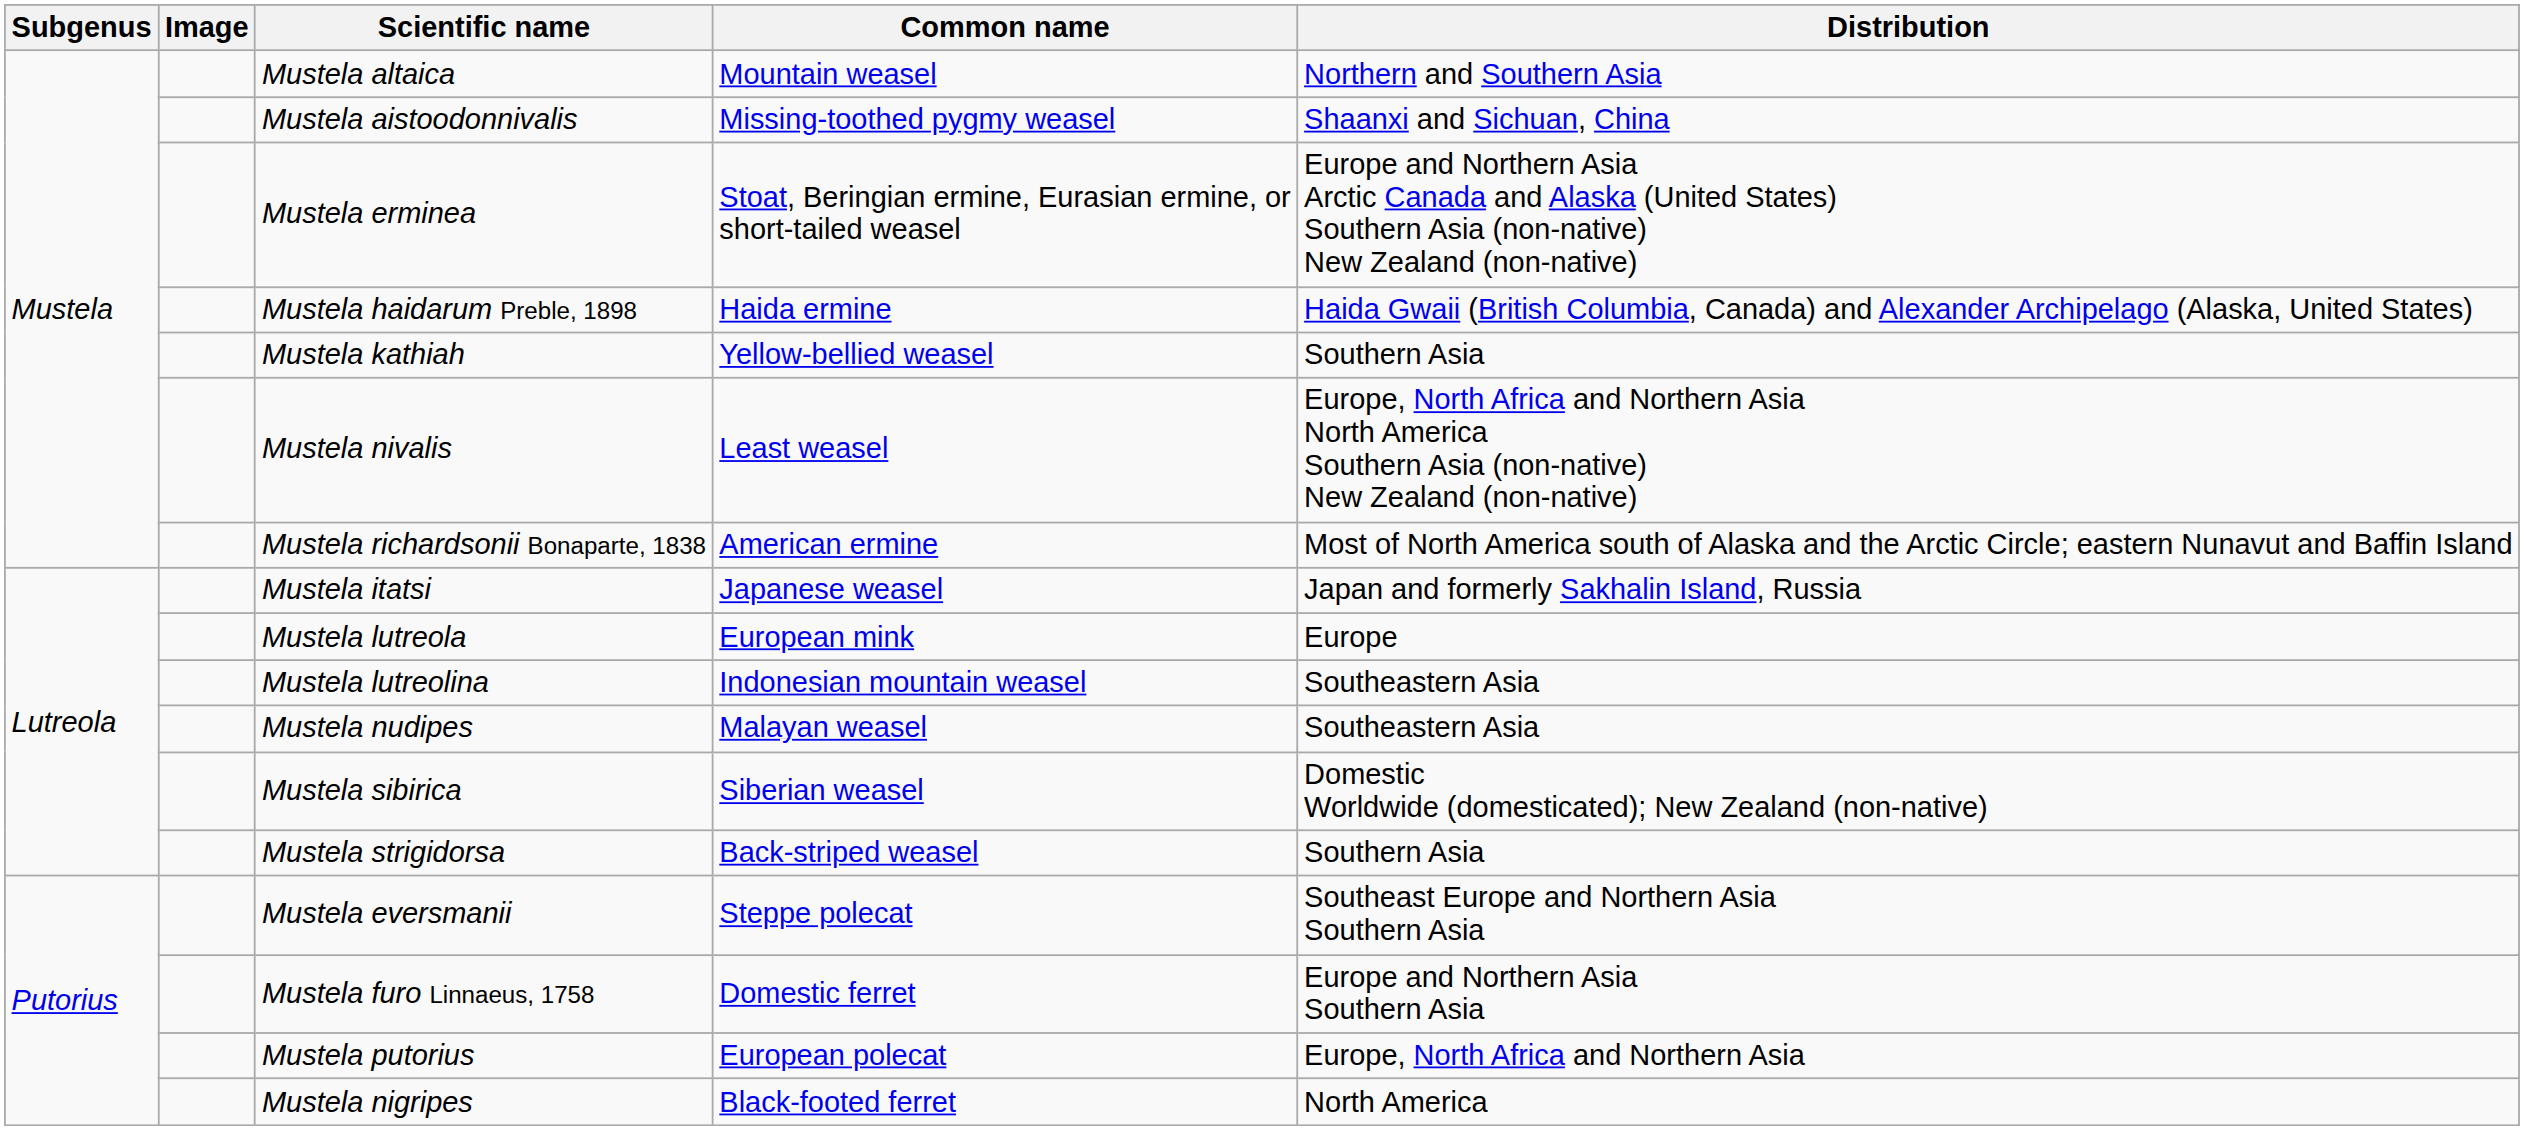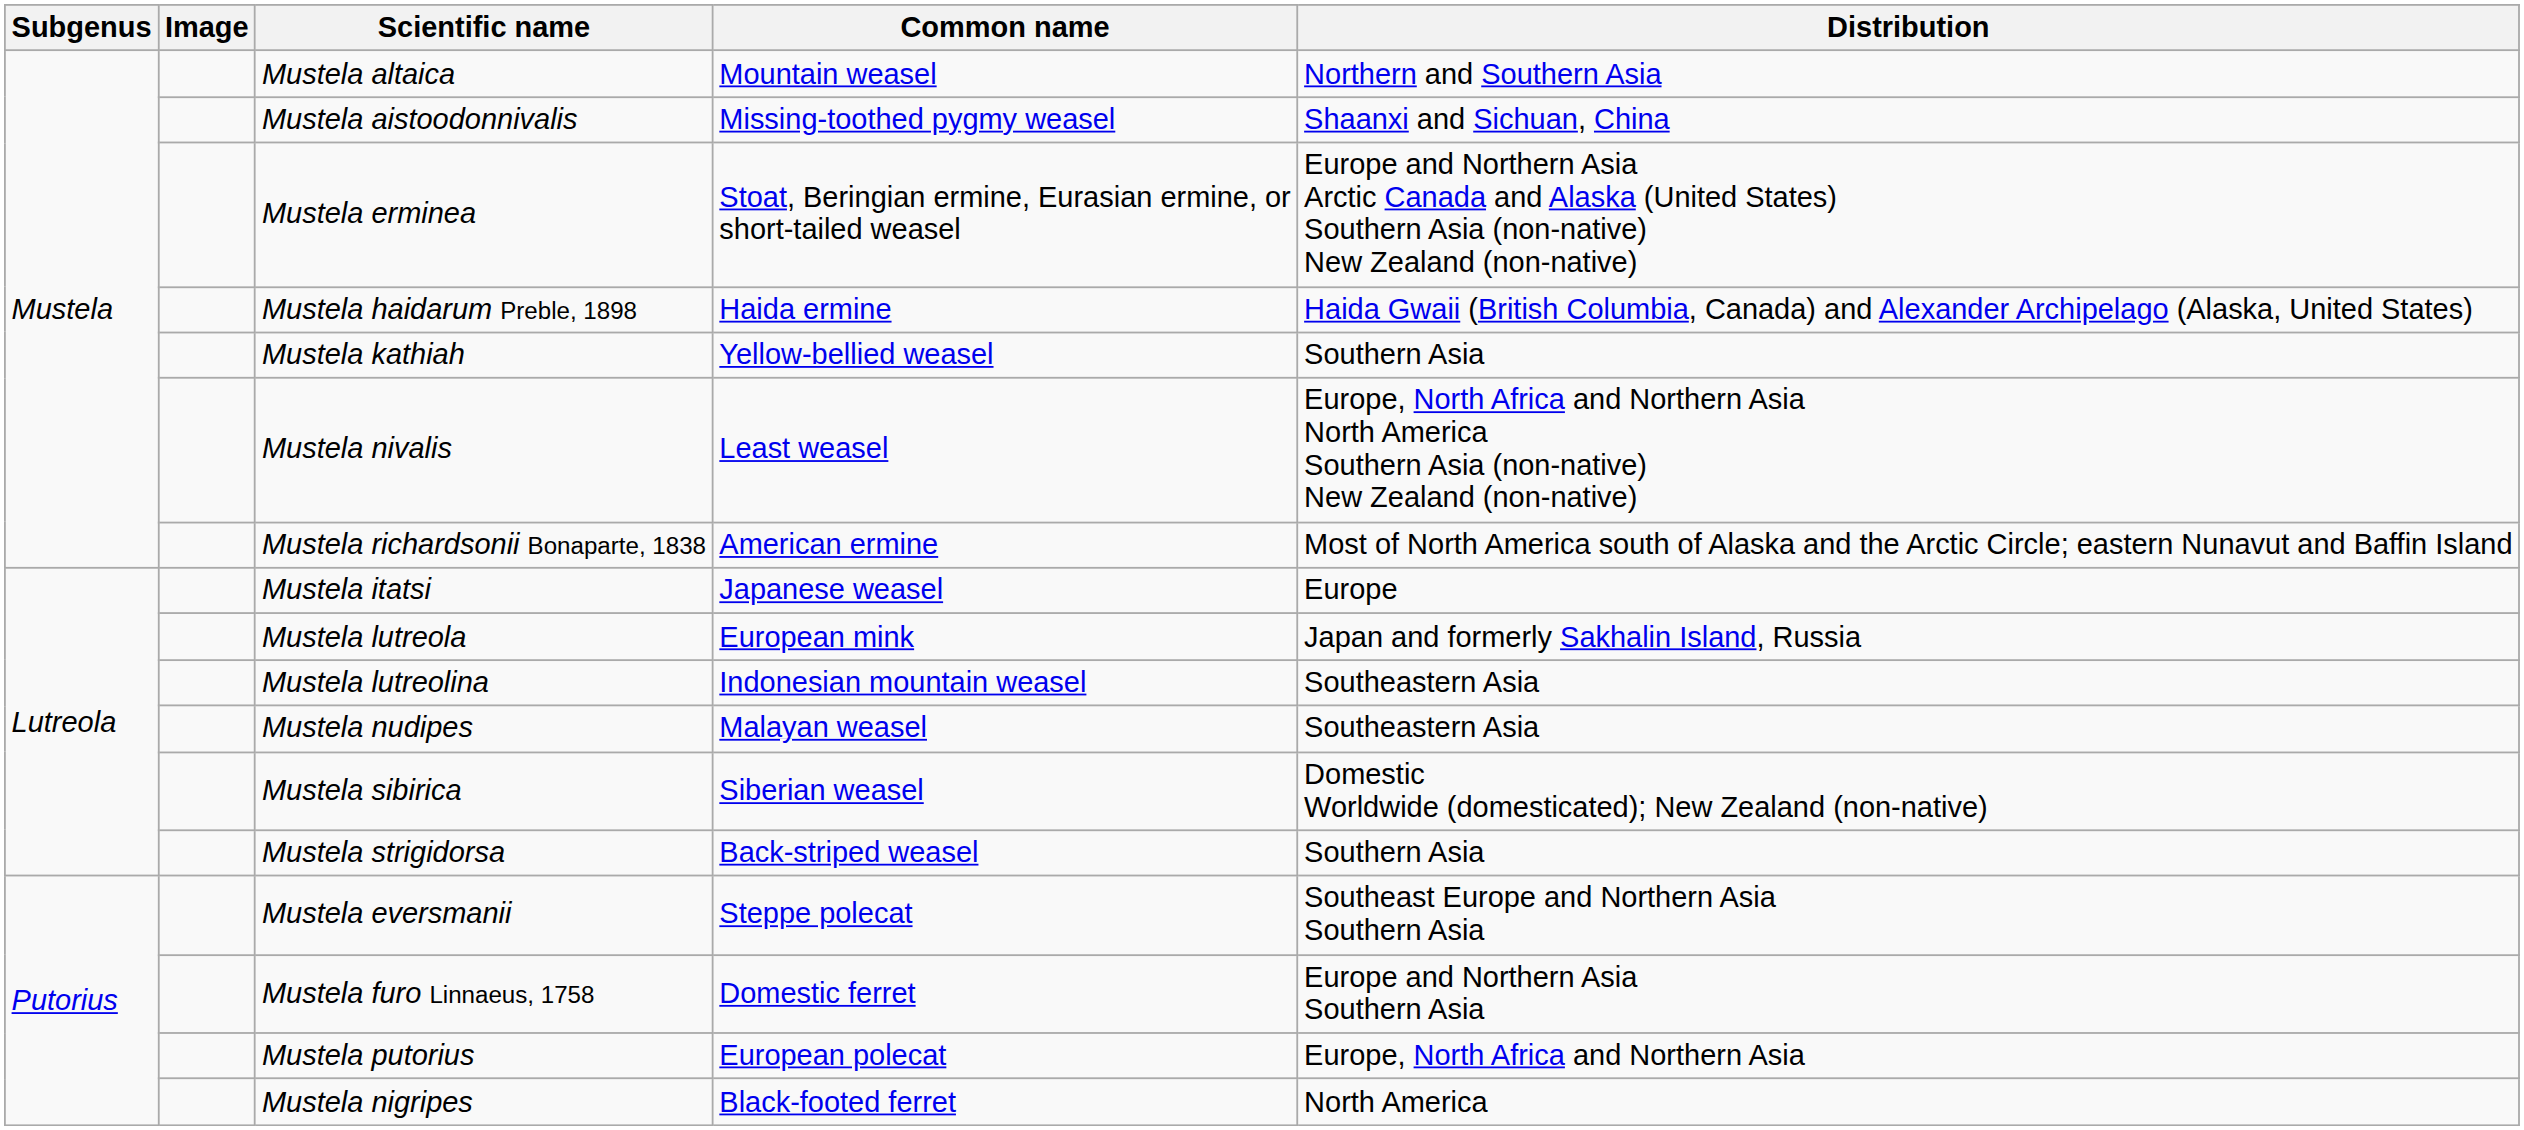(1583, 590) Japan and formerly Sakhalin Island, Russia -> (1351, 590) Europe
(1351, 636) Europe -> (1583, 636) Japan and formerly Sakhalin Island, Russia
